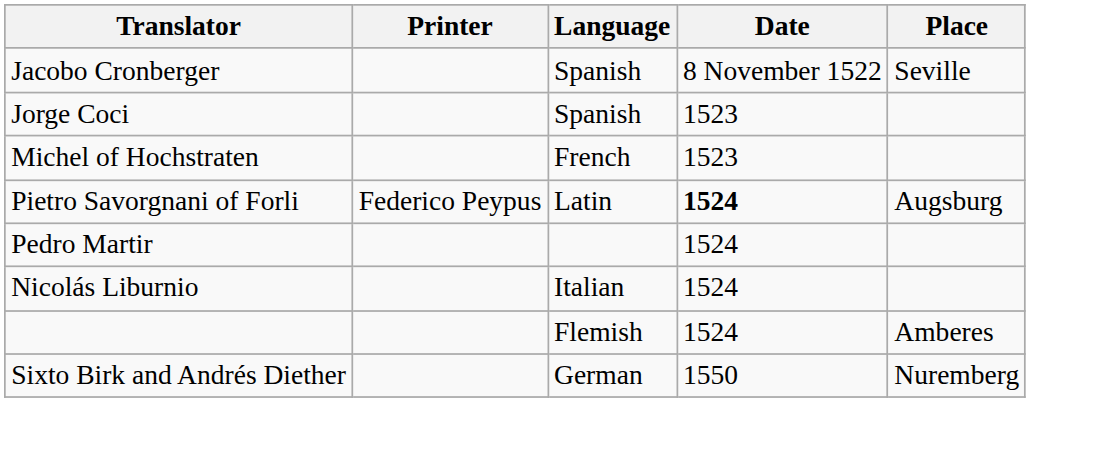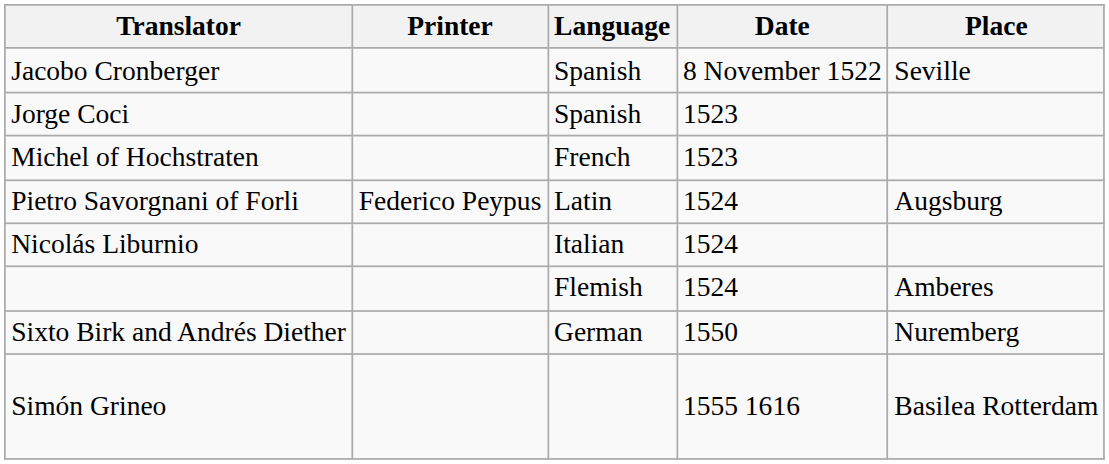(710, 200) bold -> (710, 200) normal
- row: (82, 244)
+ row: (89, 406)
